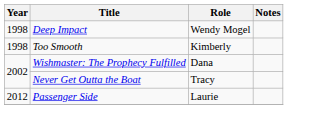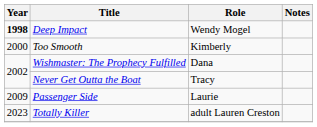(17, 29) normal -> (17, 29) bold
(17, 46) 1998 -> (17, 46) 2000
(17, 96) 2012 -> (17, 96) 2009
+ row: (61, 113)
